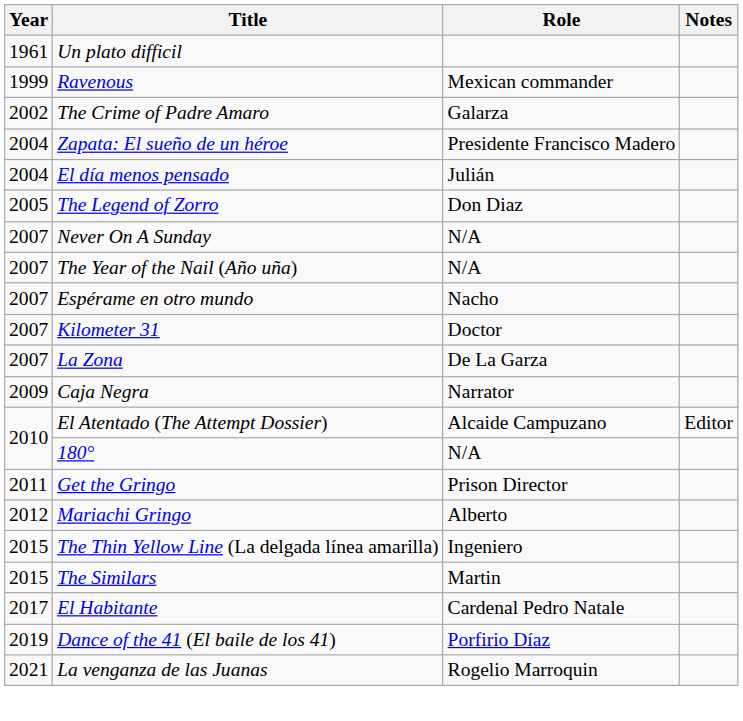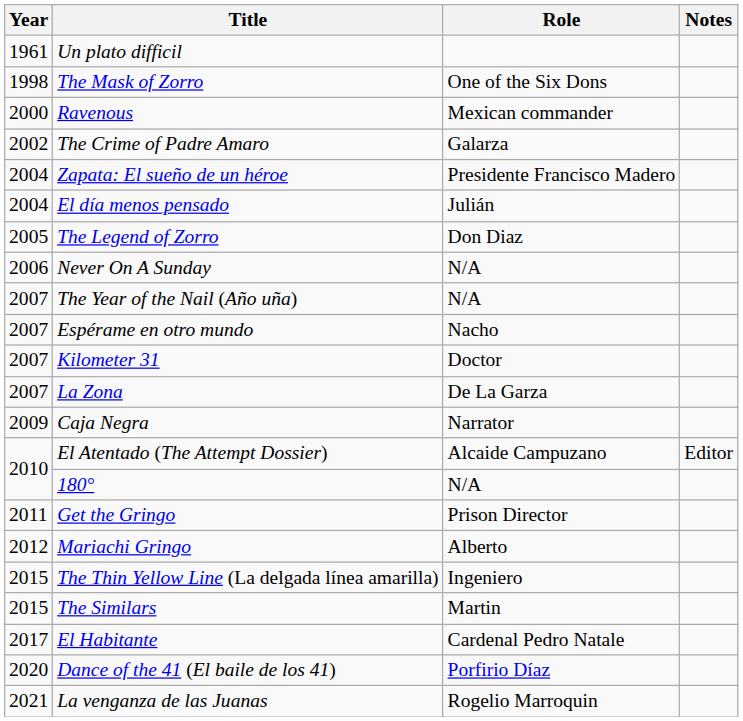+ row: (130, 81)
(29, 81) 1999 -> (29, 112) 2000
(29, 236) 2007 -> (29, 267) 2006
(29, 639) 2019 -> (29, 670) 2020
